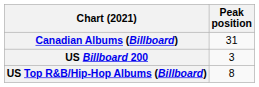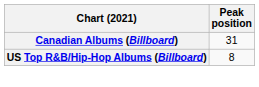- row: (107, 57)
